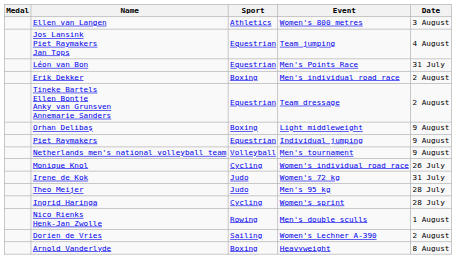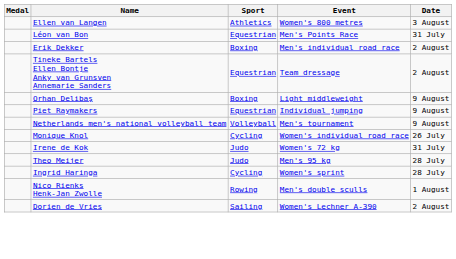- row: (65, 44)
- row: (72, 248)
